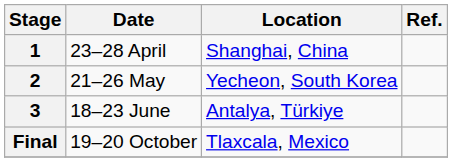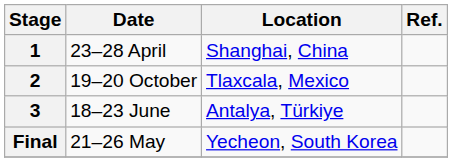(118, 80) 21–26 May -> (134, 80) 19–20 October
(302, 80) Yecheon, South Korea -> (278, 80) Tlaxcala, Mexico
(134, 141) 19–20 October -> (118, 141) 21–26 May
(278, 141) Tlaxcala, Mexico -> (302, 141) Yecheon, South Korea
